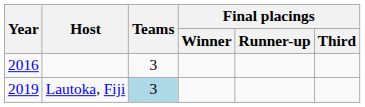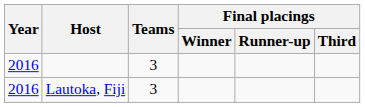(23, 89) 2019 -> (23, 89) 2016
(153, 89) lightblue background -> (153, 89) no background
